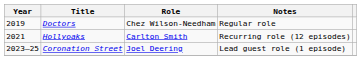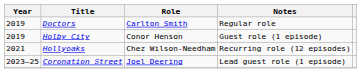(171, 23) Chez Wilson-Needham -> (157, 23) Carlton Smith
+ row: (66, 36)
(157, 36) Carlton Smith -> (171, 49) Chez Wilson-Needham
